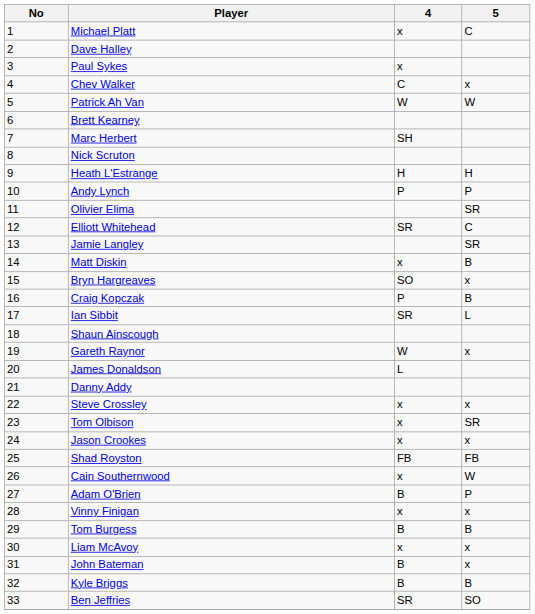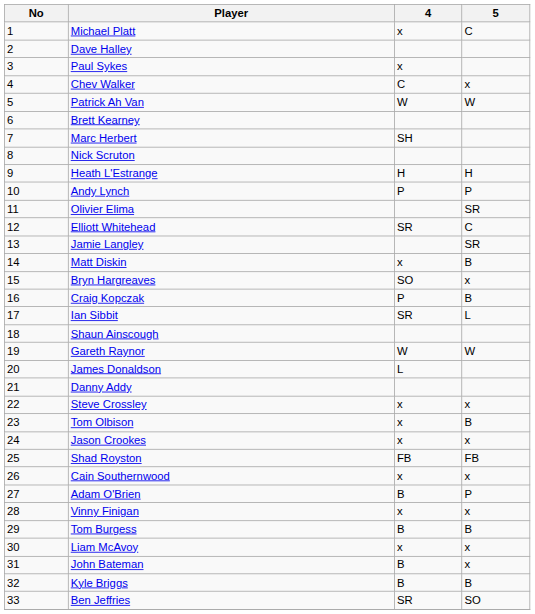(467, 351) x -> (470, 351) W
(472, 422) SR -> (468, 422) B
(470, 476) W -> (467, 476) x
